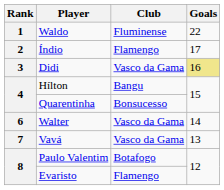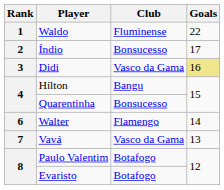(136, 49) Flamengo -> (140, 49) Bonsucesso
(149, 121) Vasco da Gama -> (136, 121) Flamengo
(136, 175) Flamengo -> (135, 175) Botafogo
